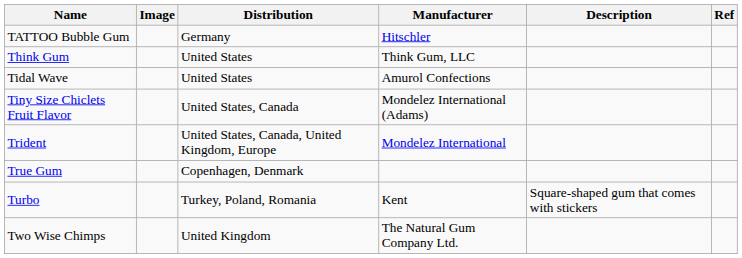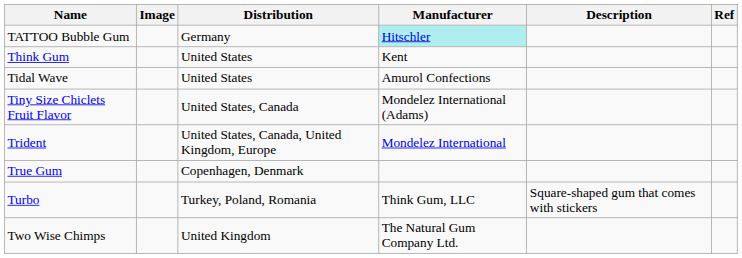(406, 36) no background -> (406, 36) paleturquoise background
(428, 57) Think Gum, LLC -> (395, 57) Kent
(395, 199) Kent -> (428, 199) Think Gum, LLC
